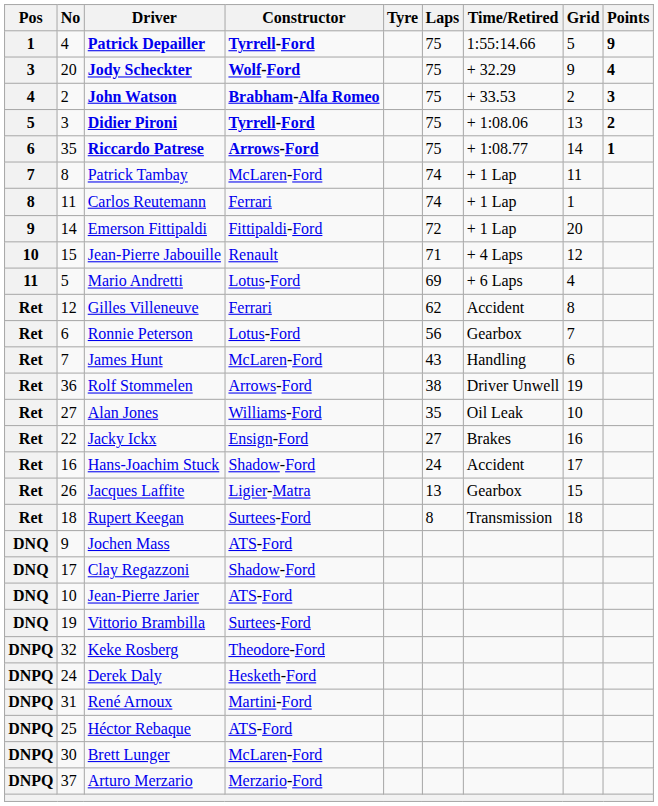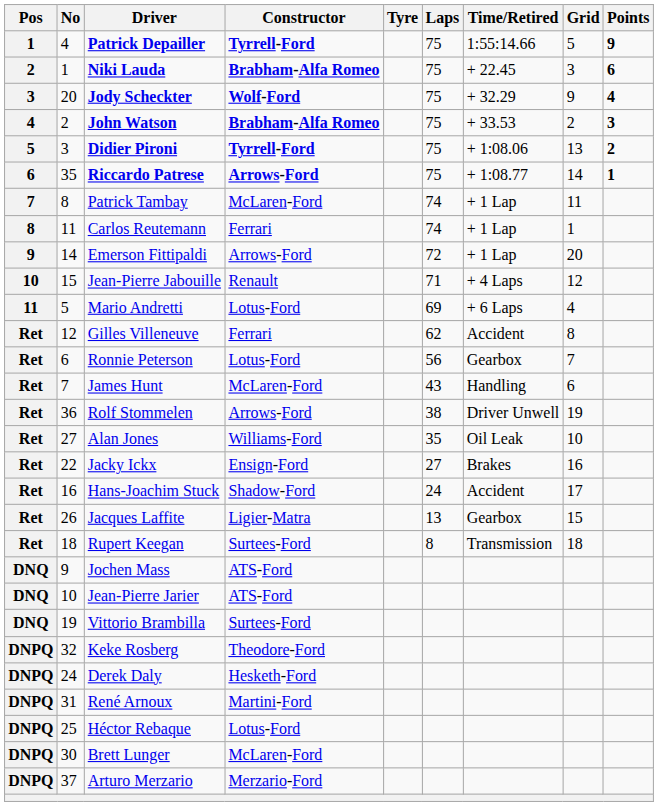+ row: (127, 70)
(275, 228) Fittipaldi-Ford -> (270, 254) Arrows-Ford
- row: (138, 570)
(260, 728) ATS-Ford -> (264, 728) Lotus-Ford
